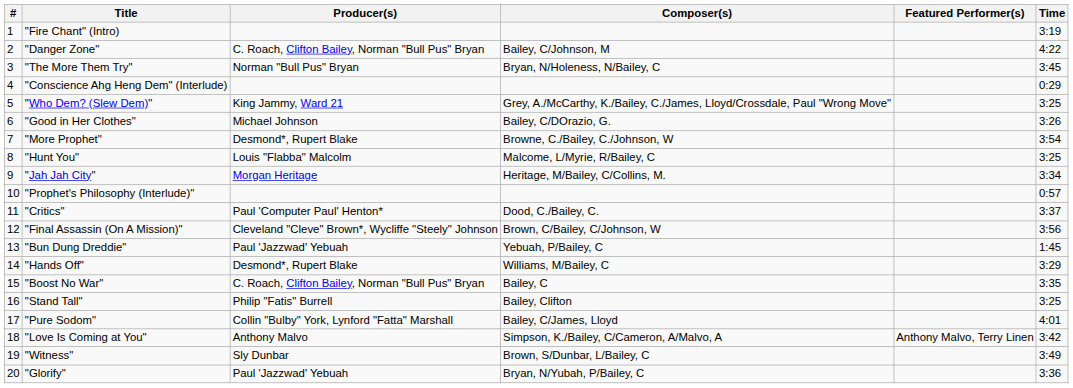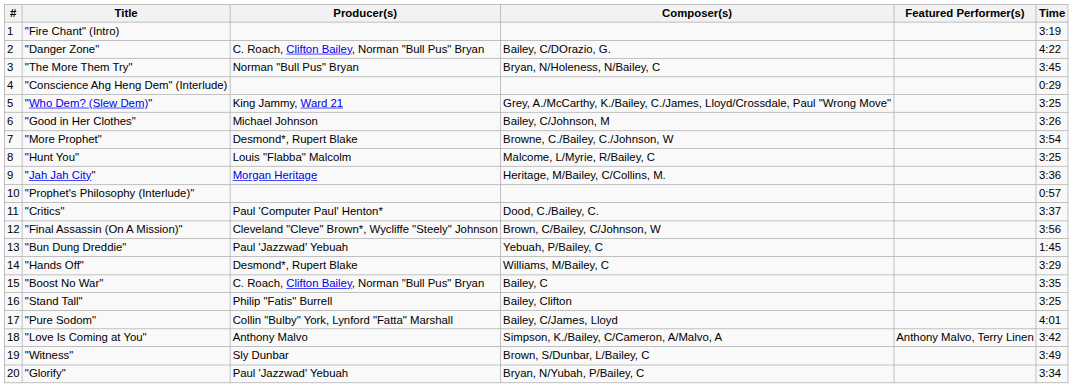(556, 49) Bailey, C/Johnson, M -> (557, 49) Bailey, C/DOrazio, G.
(557, 121) Bailey, C/DOrazio, G. -> (556, 121) Bailey, C/Johnson, M
(1050, 175) 3:34 -> (1050, 175) 3:36
(1050, 373) 3:36 -> (1050, 373) 3:34
